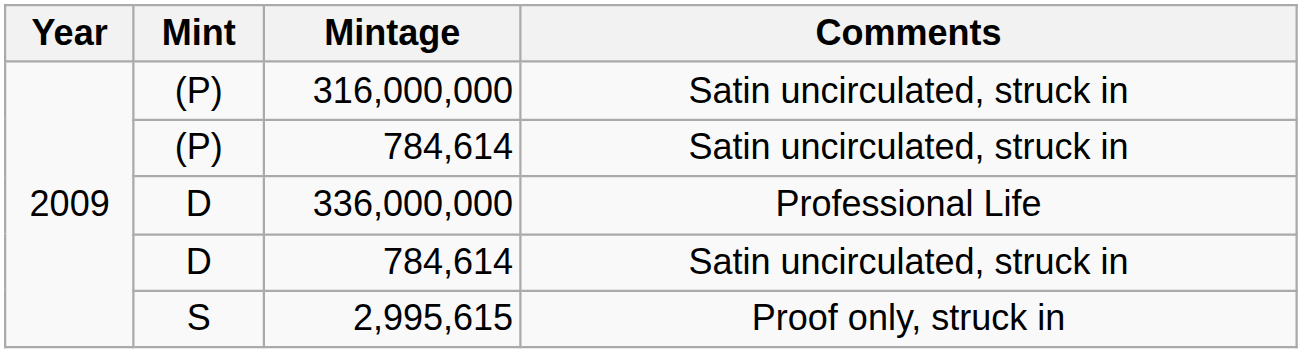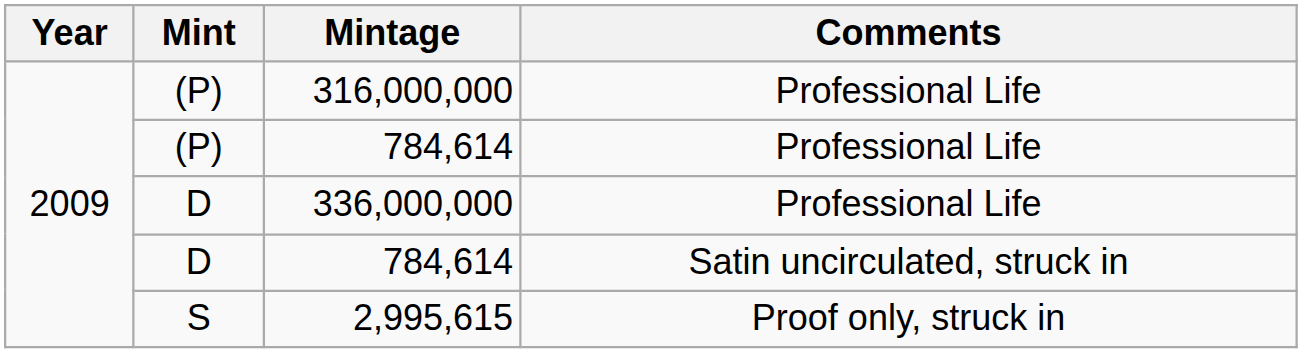(909, 90) Satin uncirculated, struck in -> (909, 90) Professional Life
(909, 147) Satin uncirculated, struck in -> (909, 147) Professional Life
